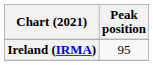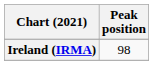(124, 49) 95 -> (124, 49) 98
